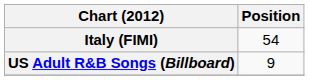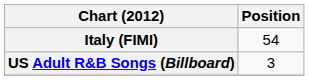(271, 63) 9 -> (271, 63) 3
